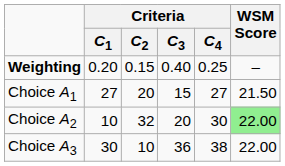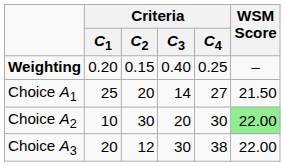(109, 93) 27 -> (109, 93) 25
(182, 93) 15 -> (182, 93) 14
(146, 120) 32 -> (146, 120) 30
(109, 147) 30 -> (109, 147) 20
(146, 147) 10 -> (146, 147) 12
(182, 147) 36 -> (182, 147) 30
